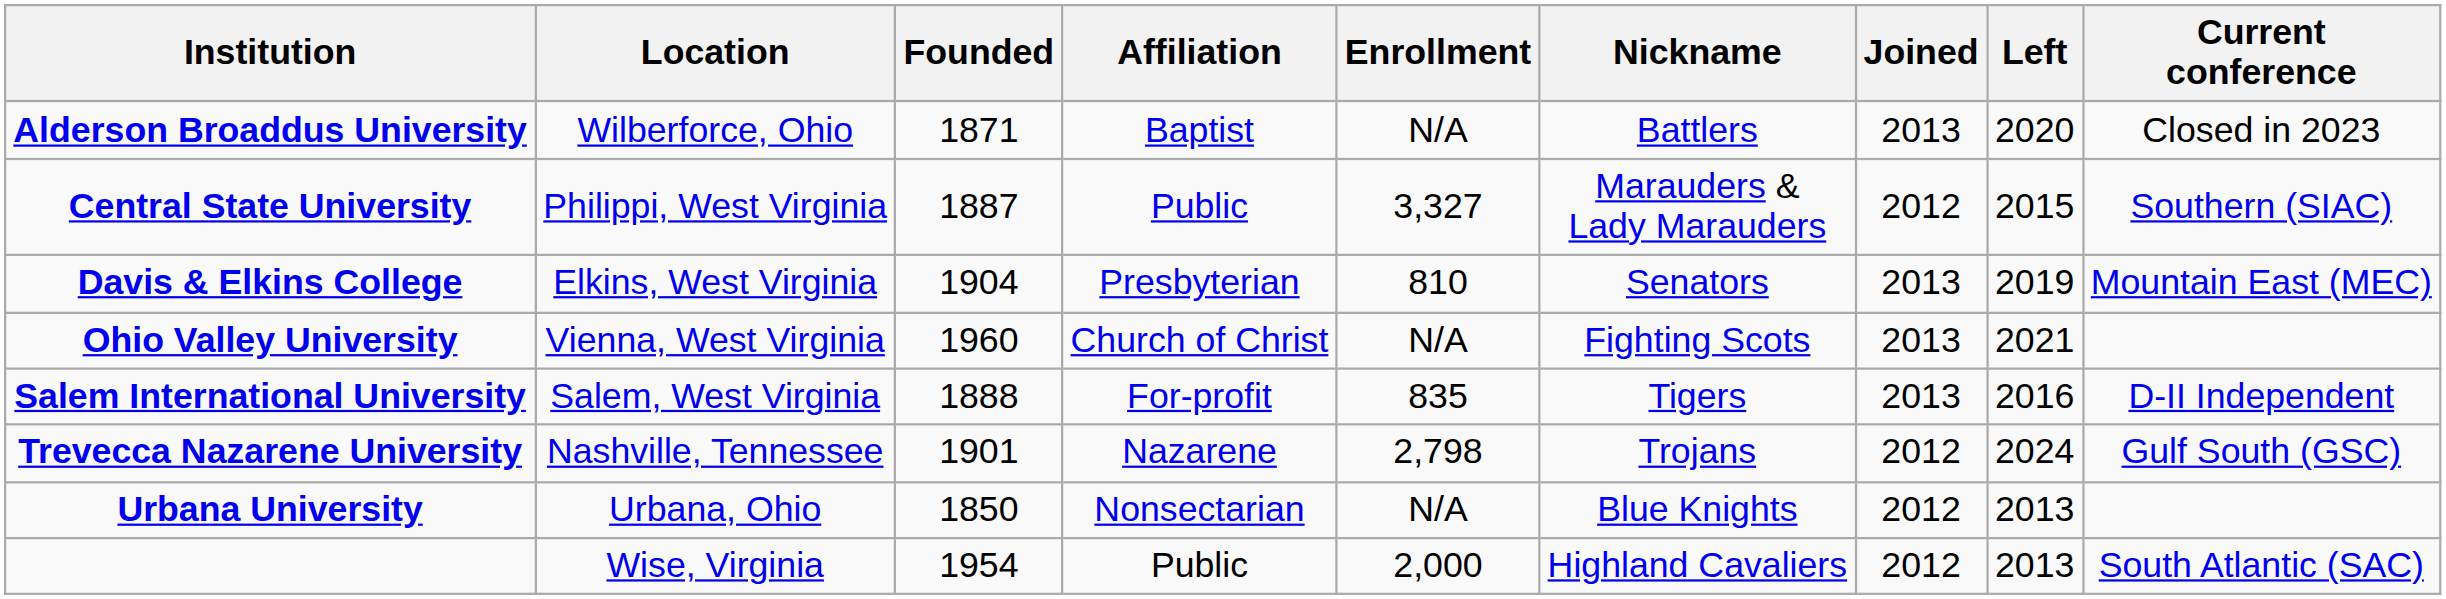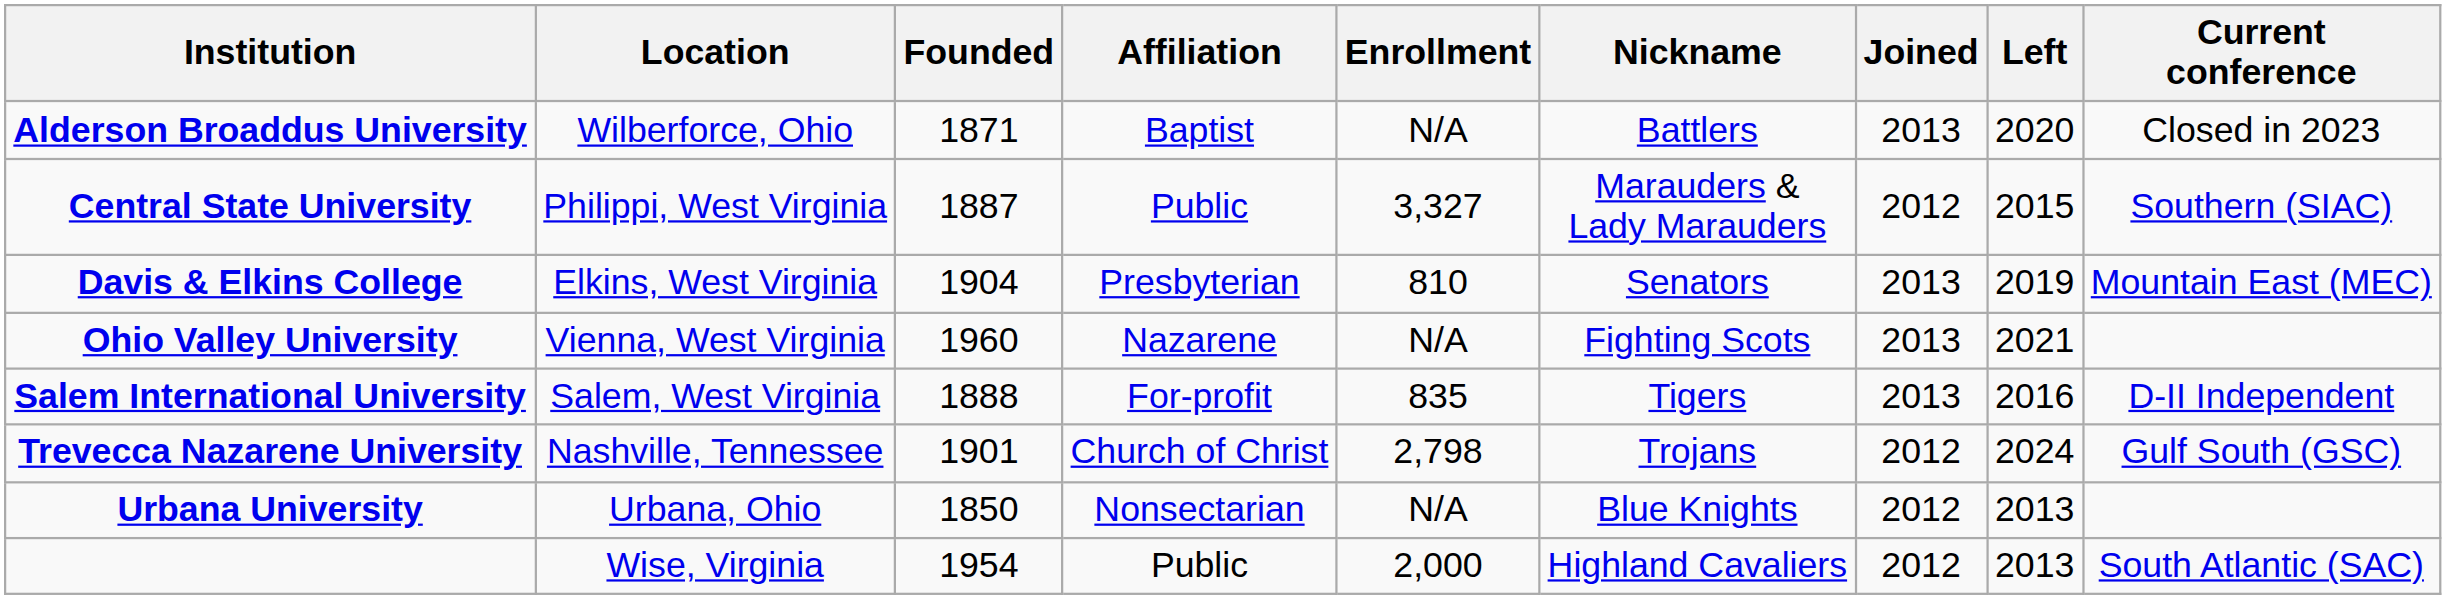(1199, 339) Church of Christ -> (1199, 339) Nazarene
(1199, 452) Nazarene -> (1199, 452) Church of Christ
